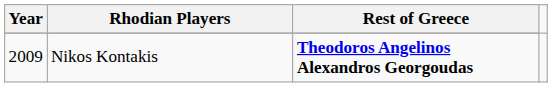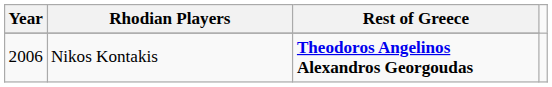(26, 57) 2009 -> (26, 57) 2006
